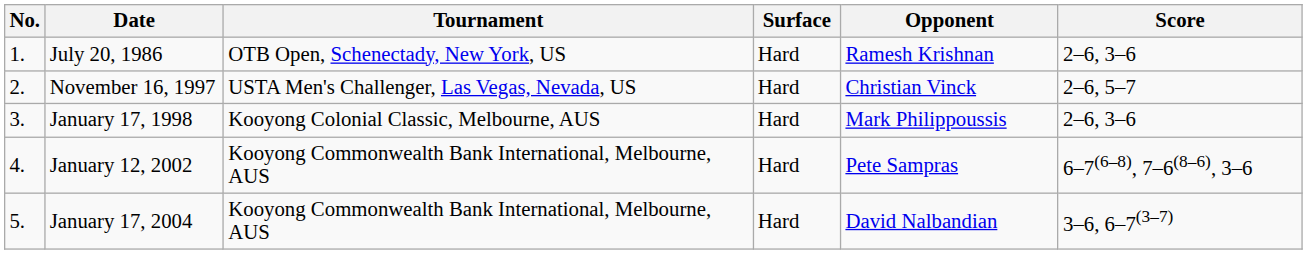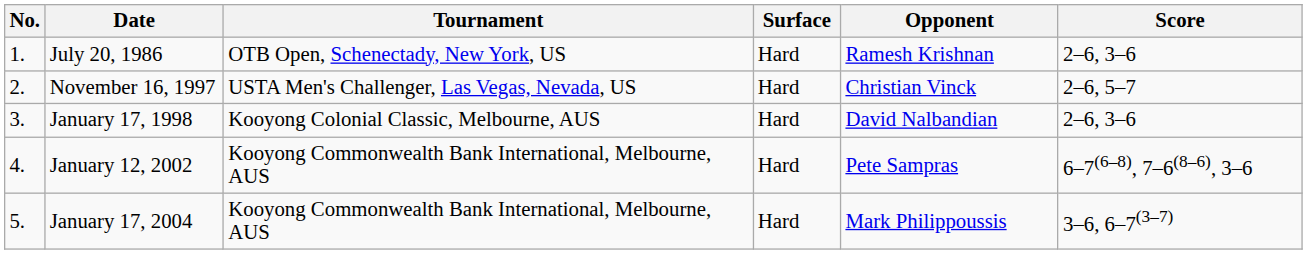(926, 119) Mark Philippoussis -> (921, 119) David Nalbandian
(921, 221) David Nalbandian -> (926, 221) Mark Philippoussis
